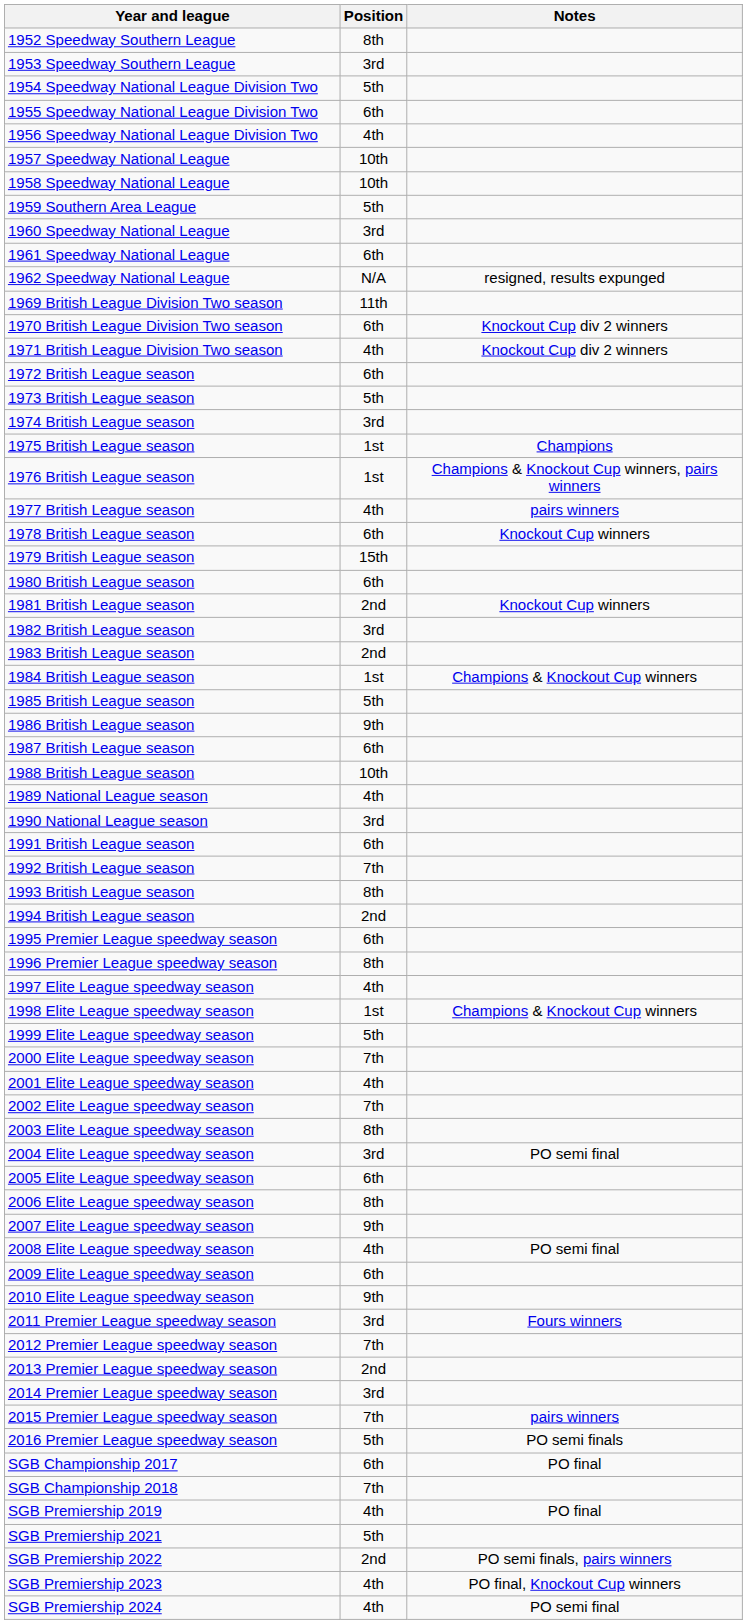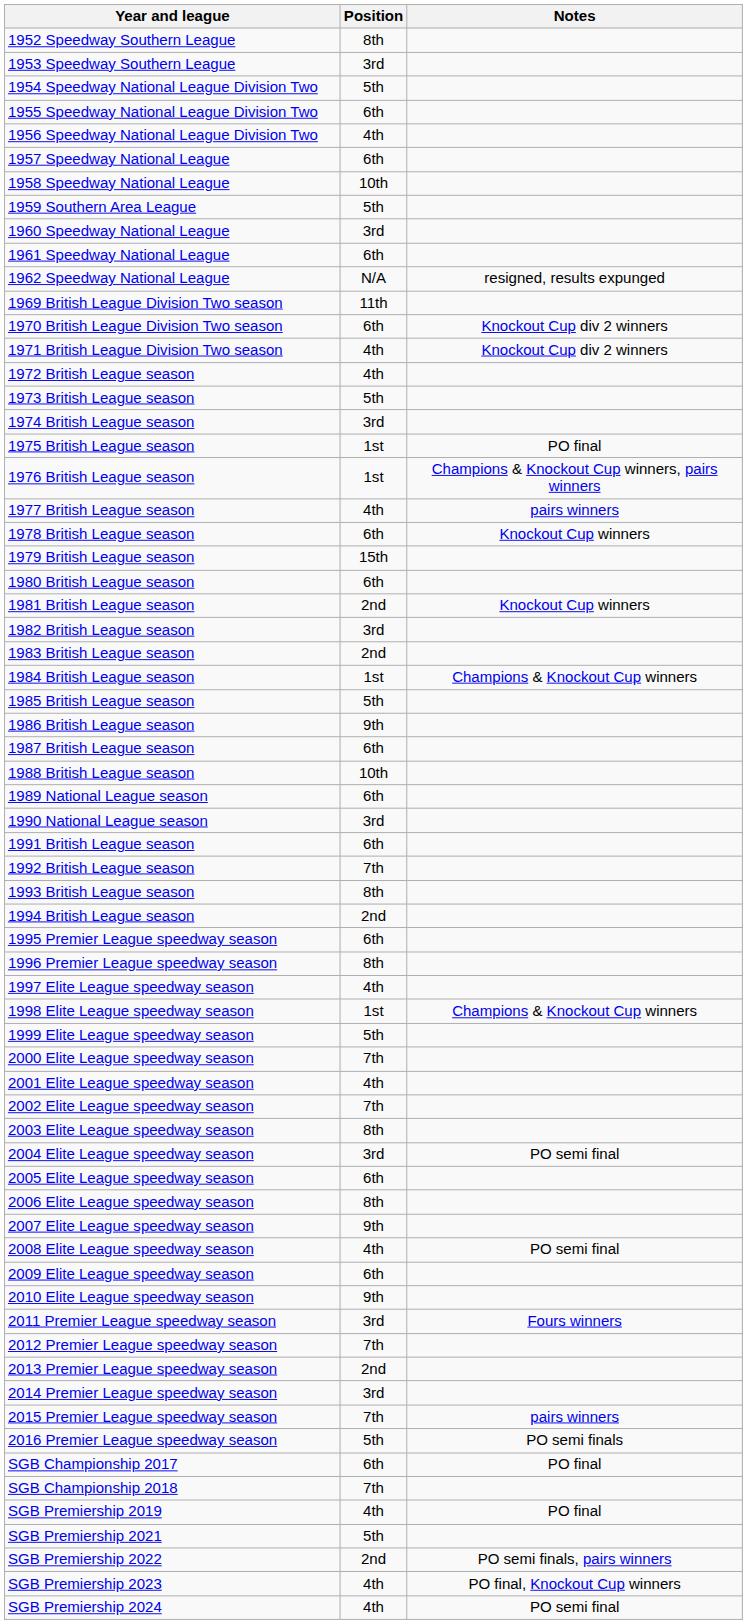(374, 159) 10th -> (374, 159) 6th
(374, 374) 6th -> (374, 374) 4th
(575, 445) Champions -> (575, 445) PO final
(374, 796) 4th -> (374, 796) 6th
